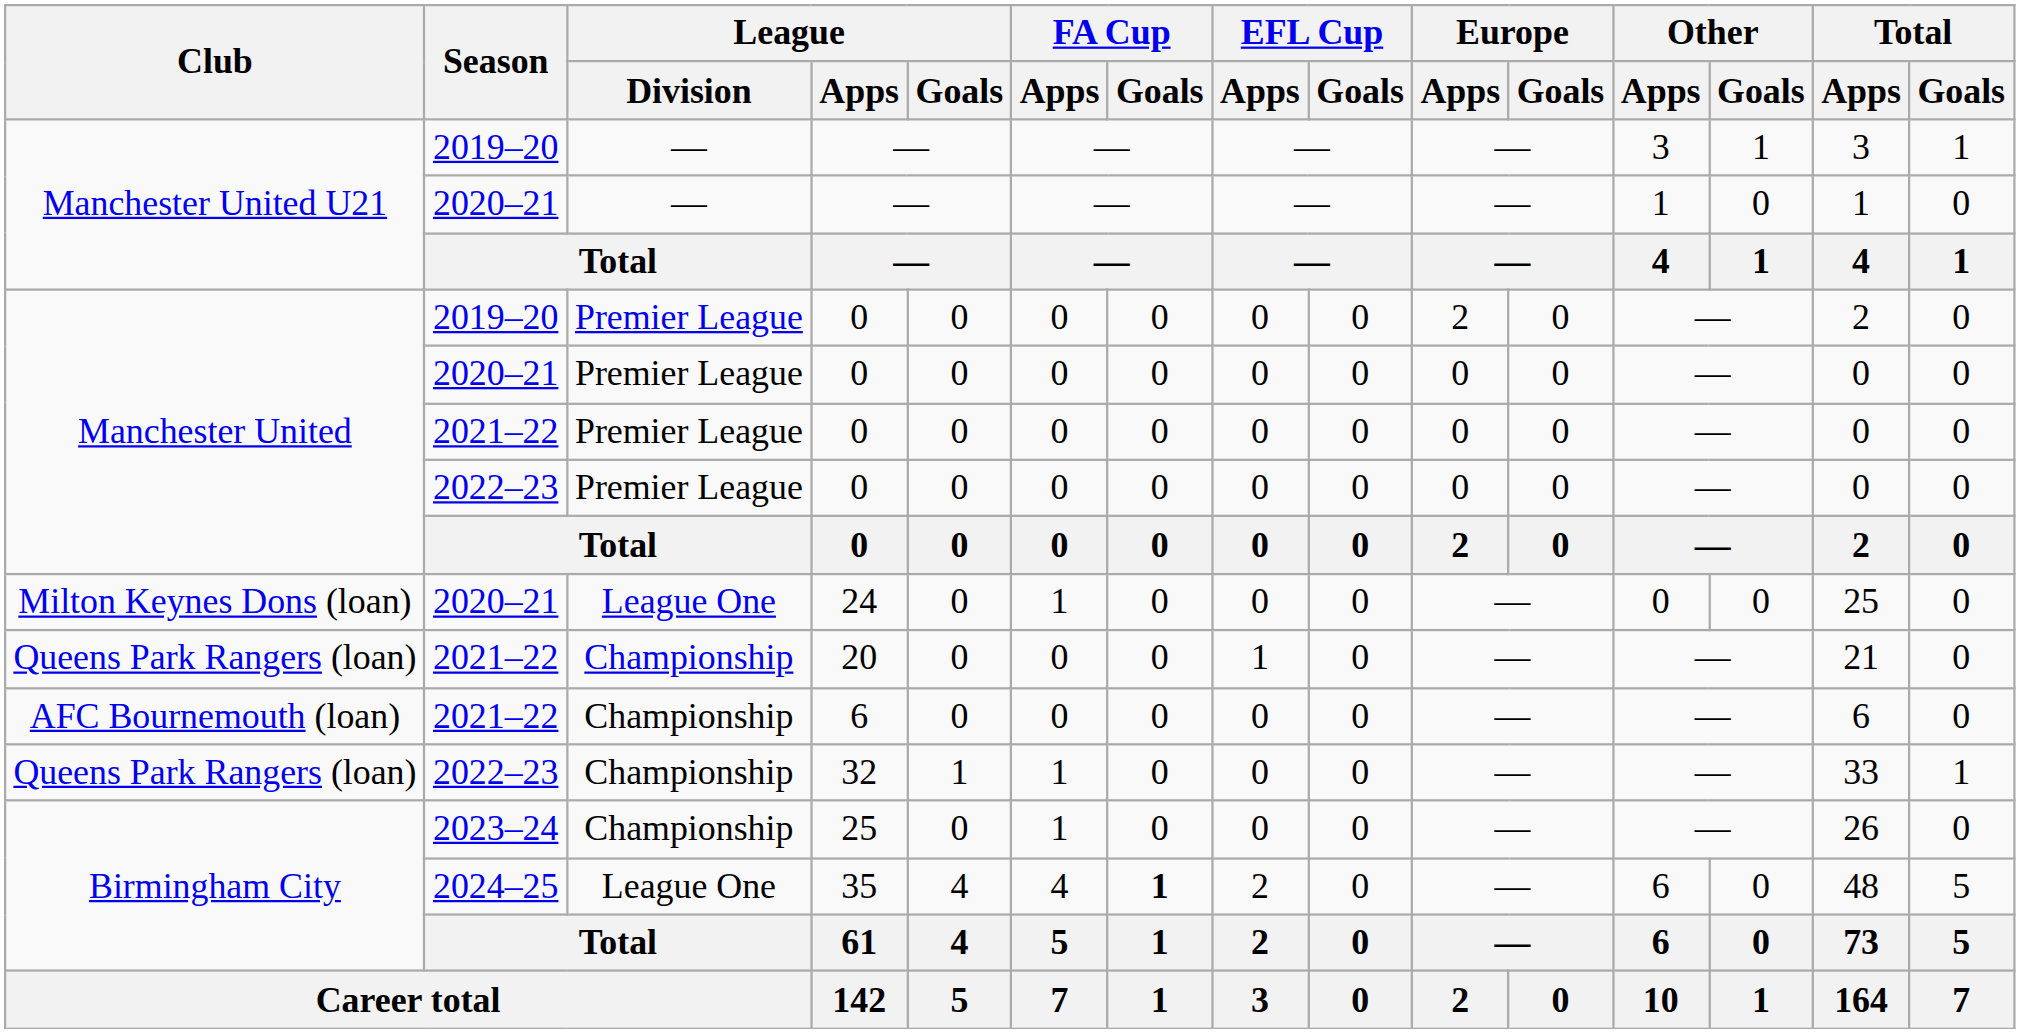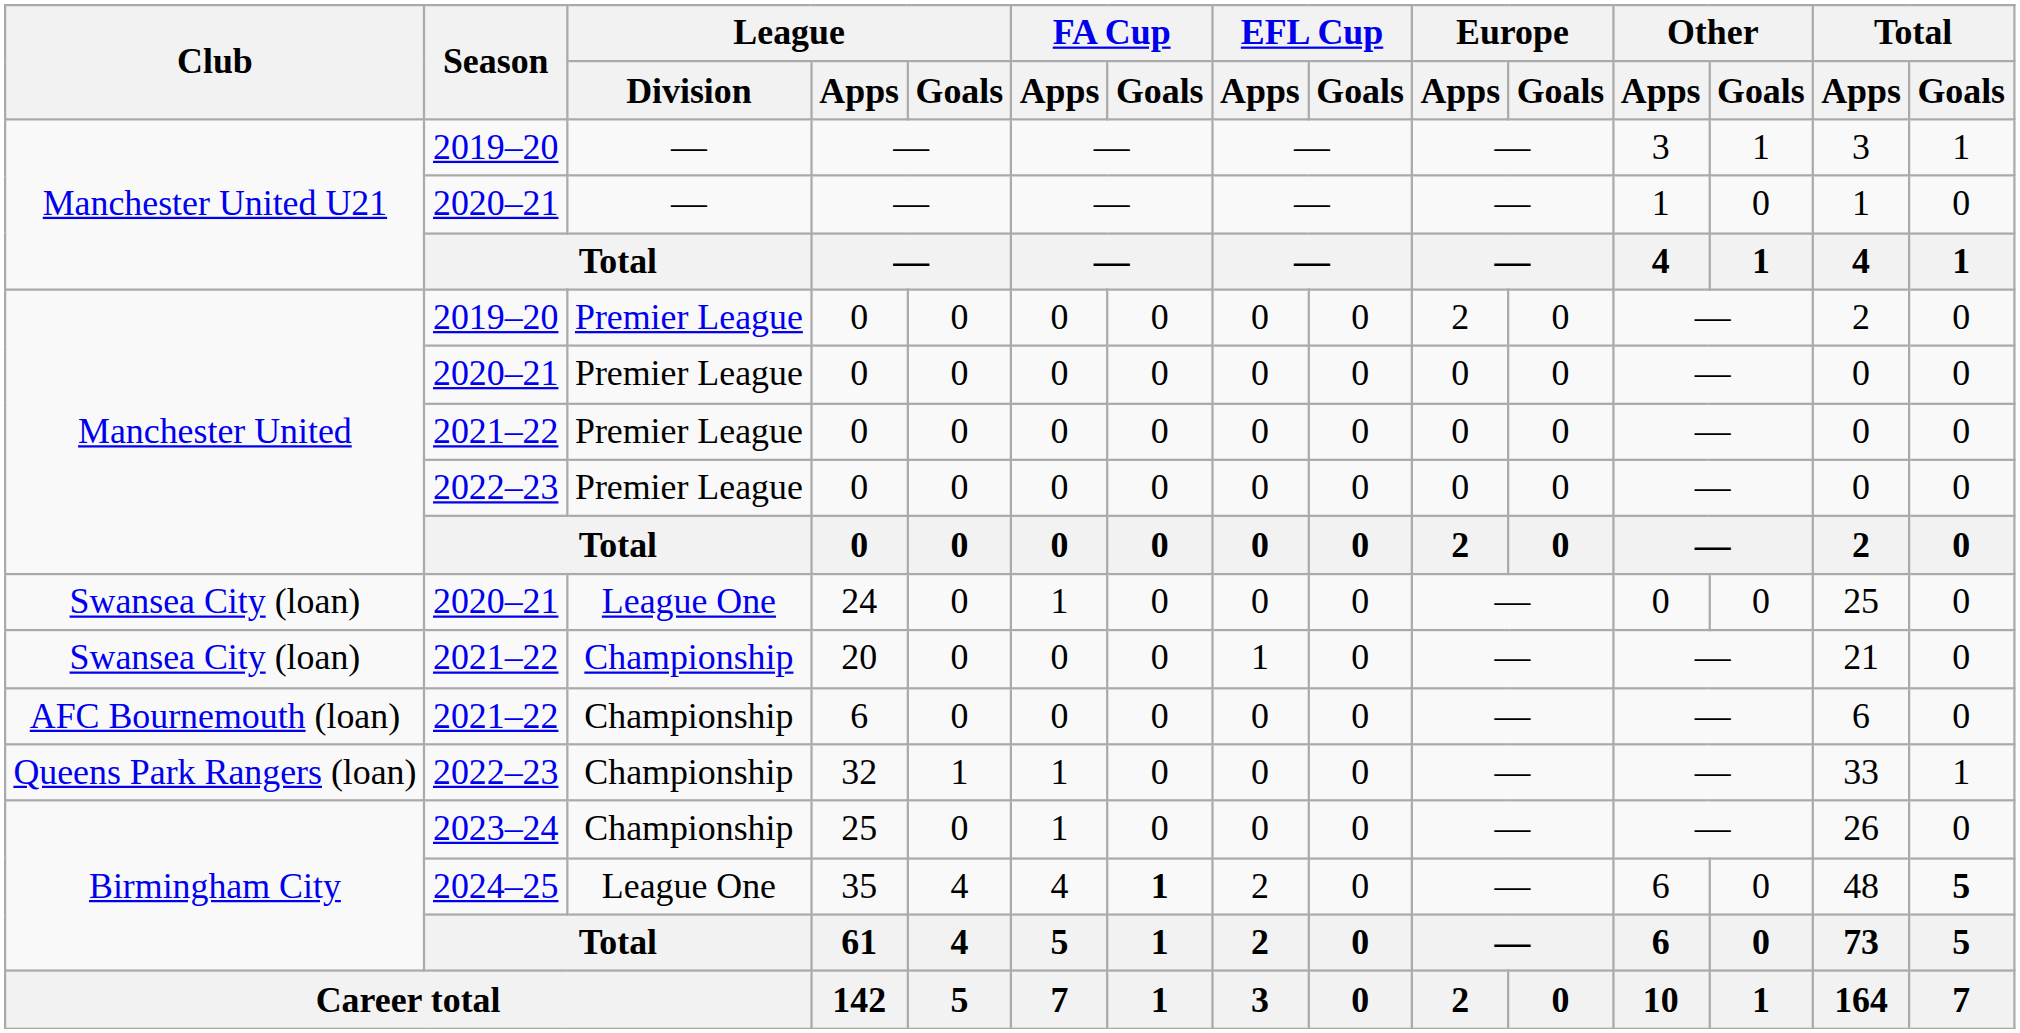(215, 601) Milton Keynes Dons (loan) -> (215, 601) Swansea City (loan)
(215, 658) Queens Park Rangers (loan) -> (215, 658) Swansea City (loan)
(1961, 885) normal -> (1961, 885) bold
